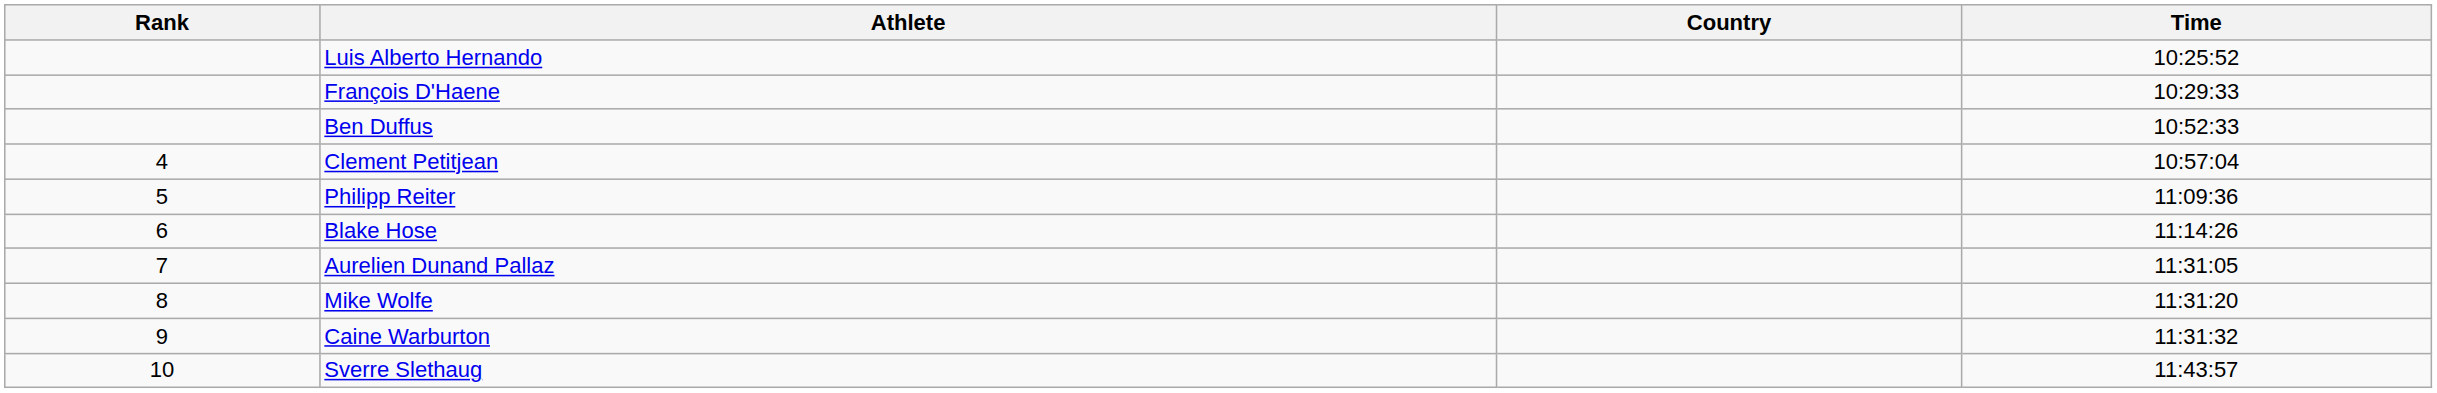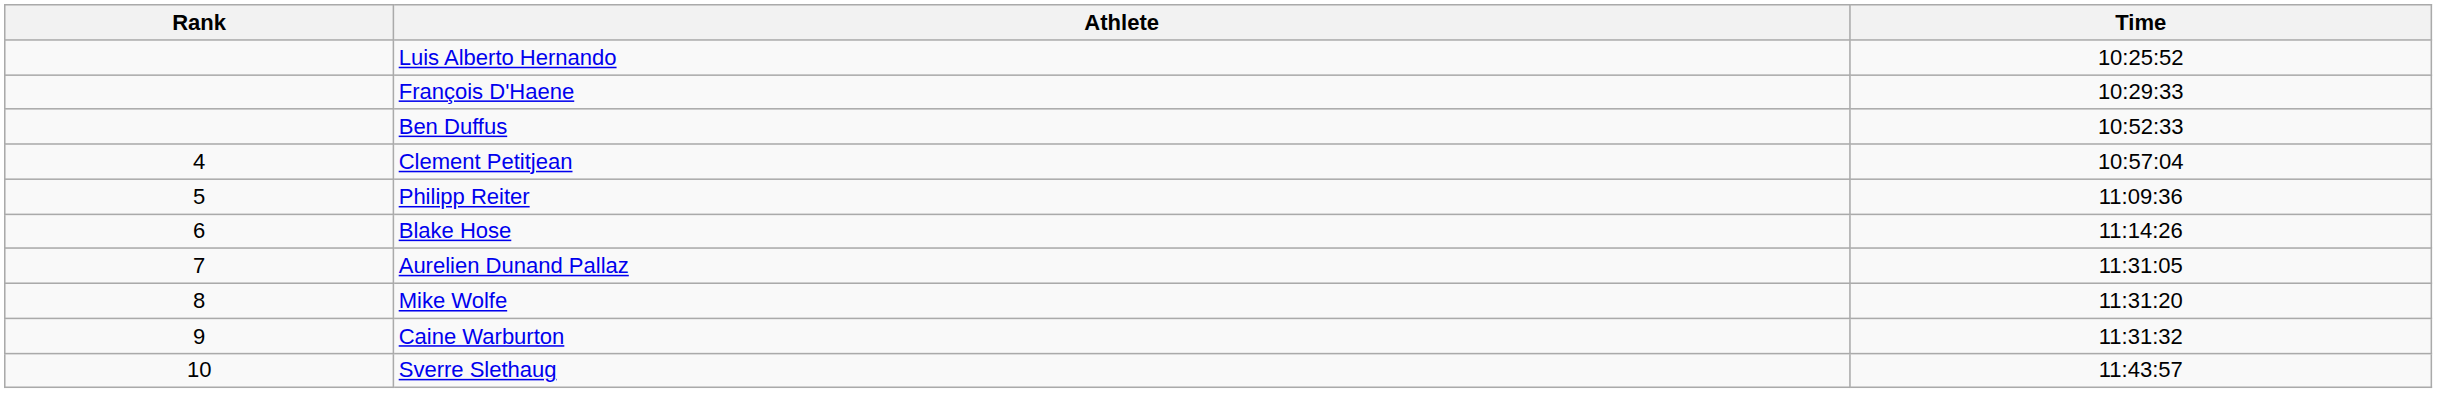- column: (1729, 23)
